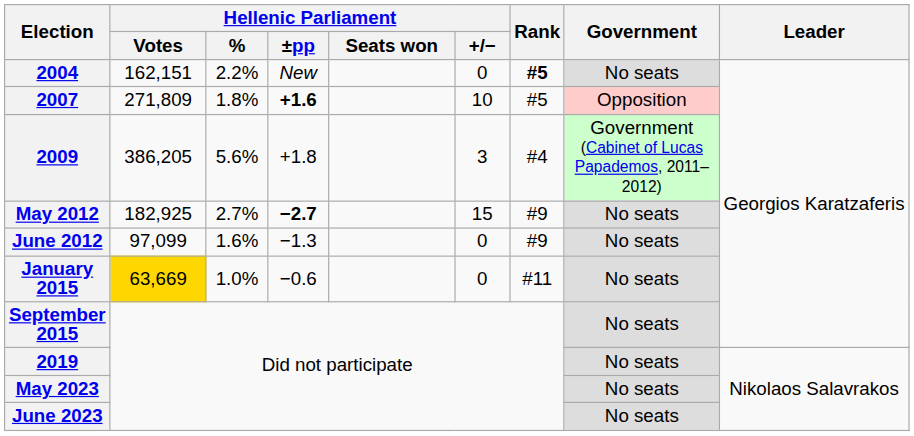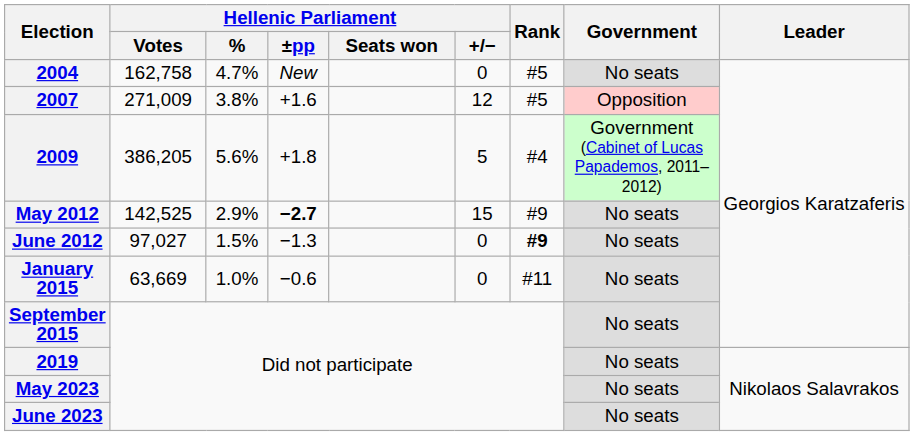(158, 72) 162,151 -> (158, 72) 162,758
(237, 72) 2.2% -> (237, 72) 4.7%
(537, 72) bold -> (537, 72) normal
(158, 100) 271,809 -> (158, 100) 271,009
(237, 100) 1.8% -> (237, 100) 3.8%
(298, 100) bold -> (298, 100) normal
(482, 100) 10 -> (482, 100) 12
(482, 157) 3 -> (482, 157) 5
(158, 214) 182,925 -> (158, 214) 142,525
(237, 214) 2.7% -> (237, 214) 2.9%
(158, 241) 97,099 -> (158, 241) 97,027
(237, 241) 1.6% -> (237, 241) 1.5%
(537, 241) normal -> (537, 241) bold
(158, 278) gold background -> (158, 278) no background
